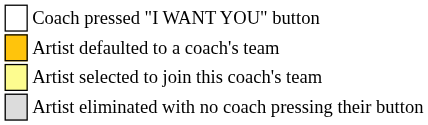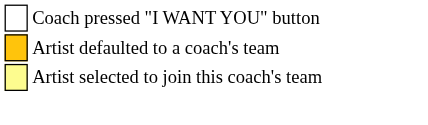- row: (228, 106)
